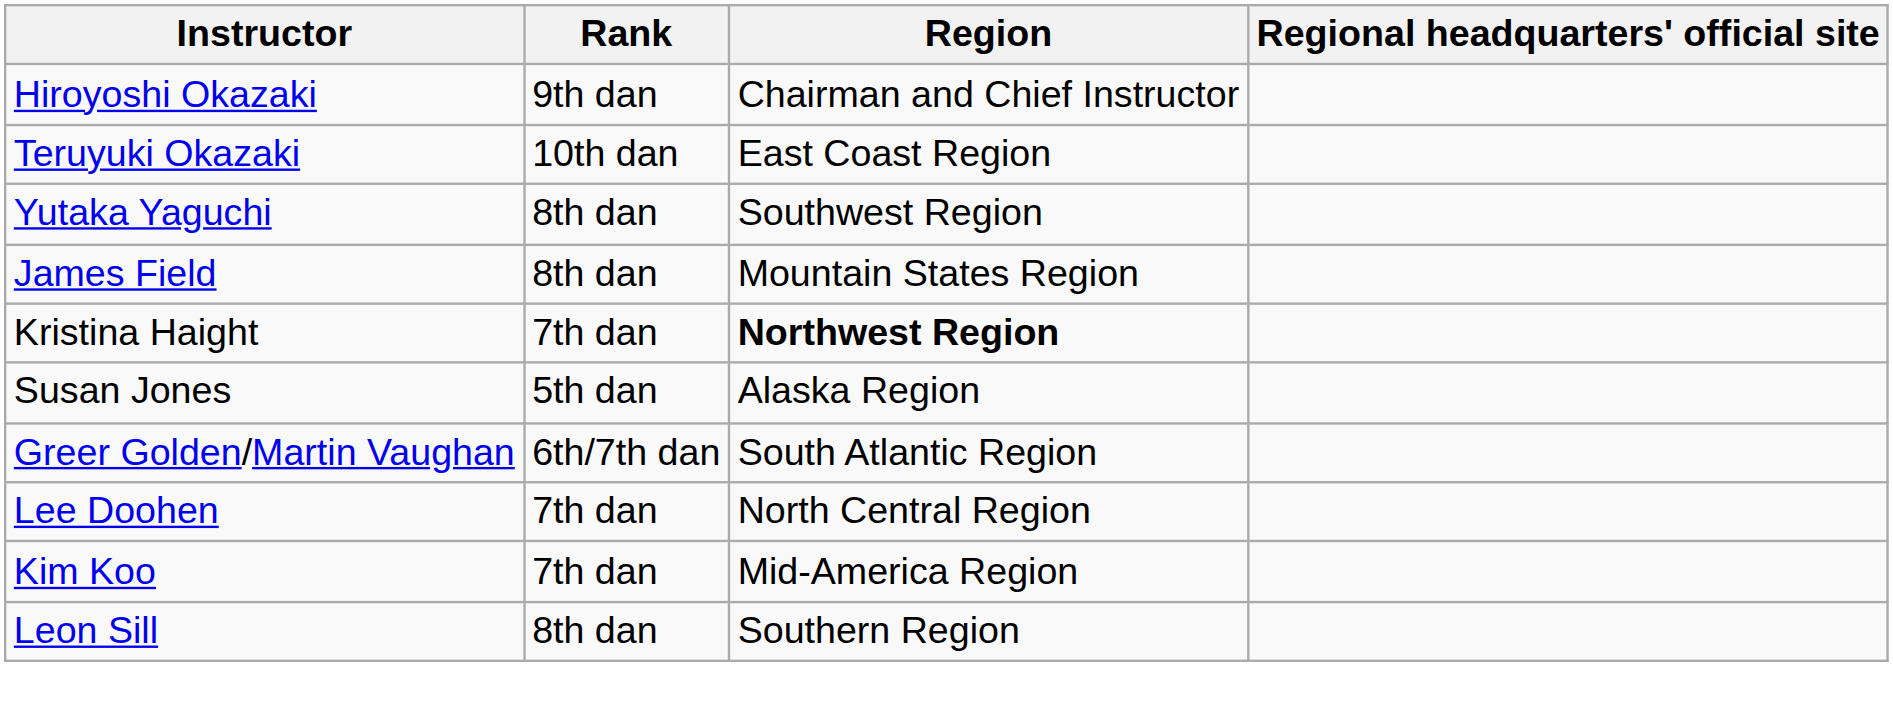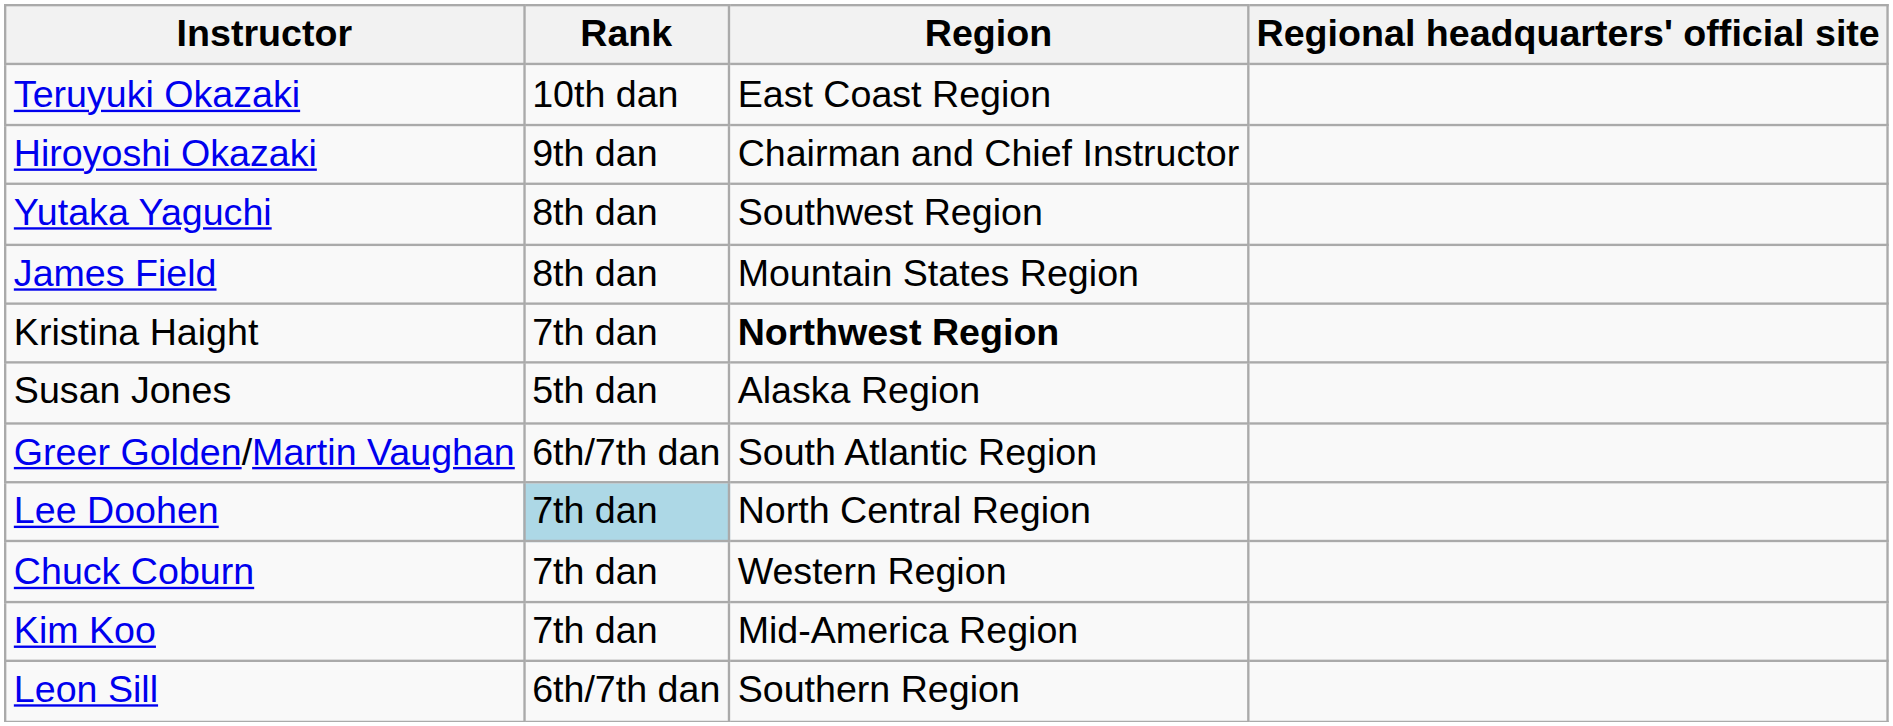rows swapped: (157, 153) <-> (165, 93)
(595, 511) no background -> (595, 511) lightblue background
+ row: (134, 570)
(595, 630) 8th dan -> (626, 690) 6th/7th dan
